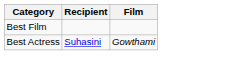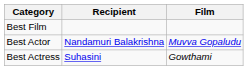+ row: (28, 42)
